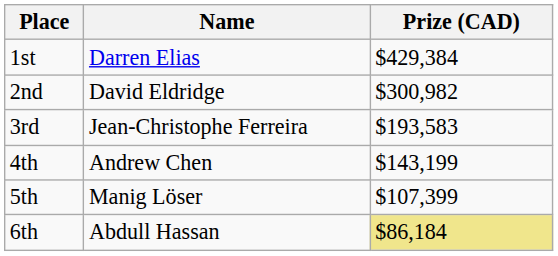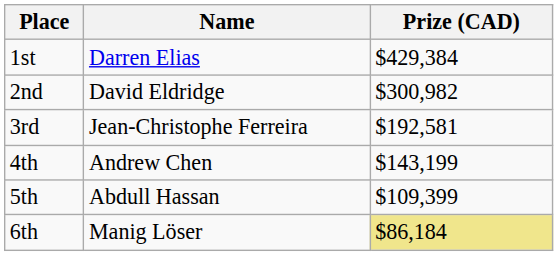(417, 127) $193,583 -> (417, 127) $192,581
(146, 197) Manig Löser -> (154, 197) Abdull Hassan
(417, 197) $107,399 -> (417, 197) $109,399
(154, 232) Abdull Hassan -> (146, 232) Manig Löser
